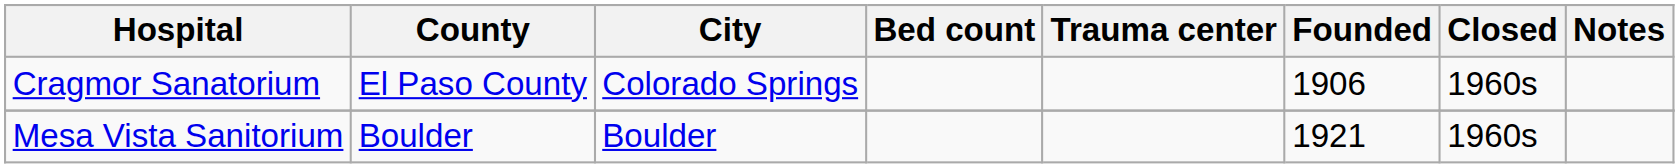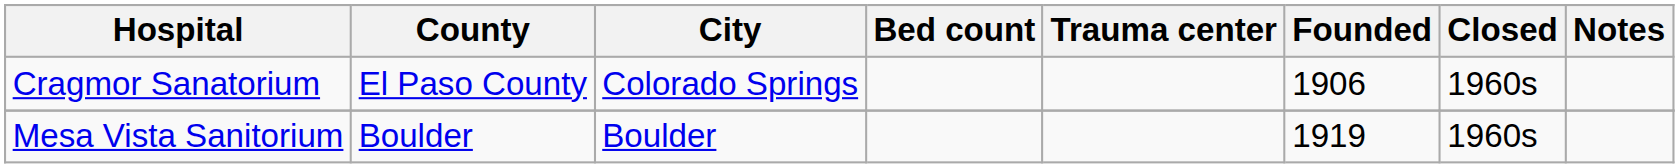(1329, 135) 1921 -> (1329, 135) 1919
